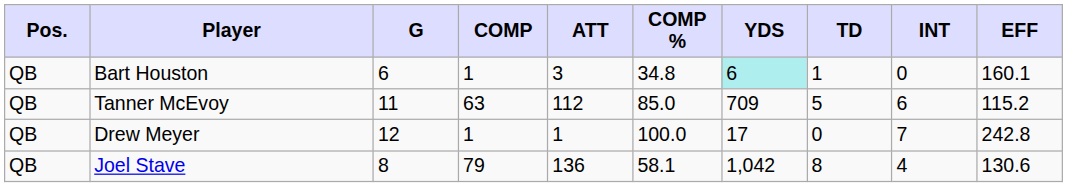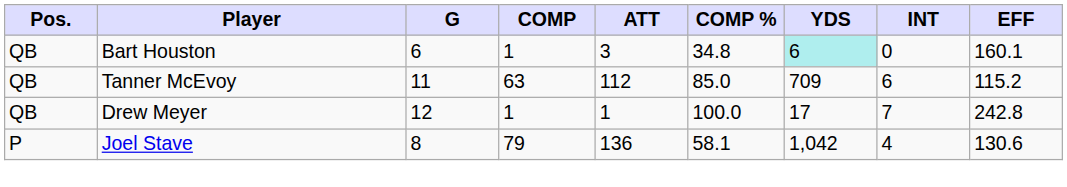- column: (849, 30)
(23, 165) QB -> (16, 143) P
